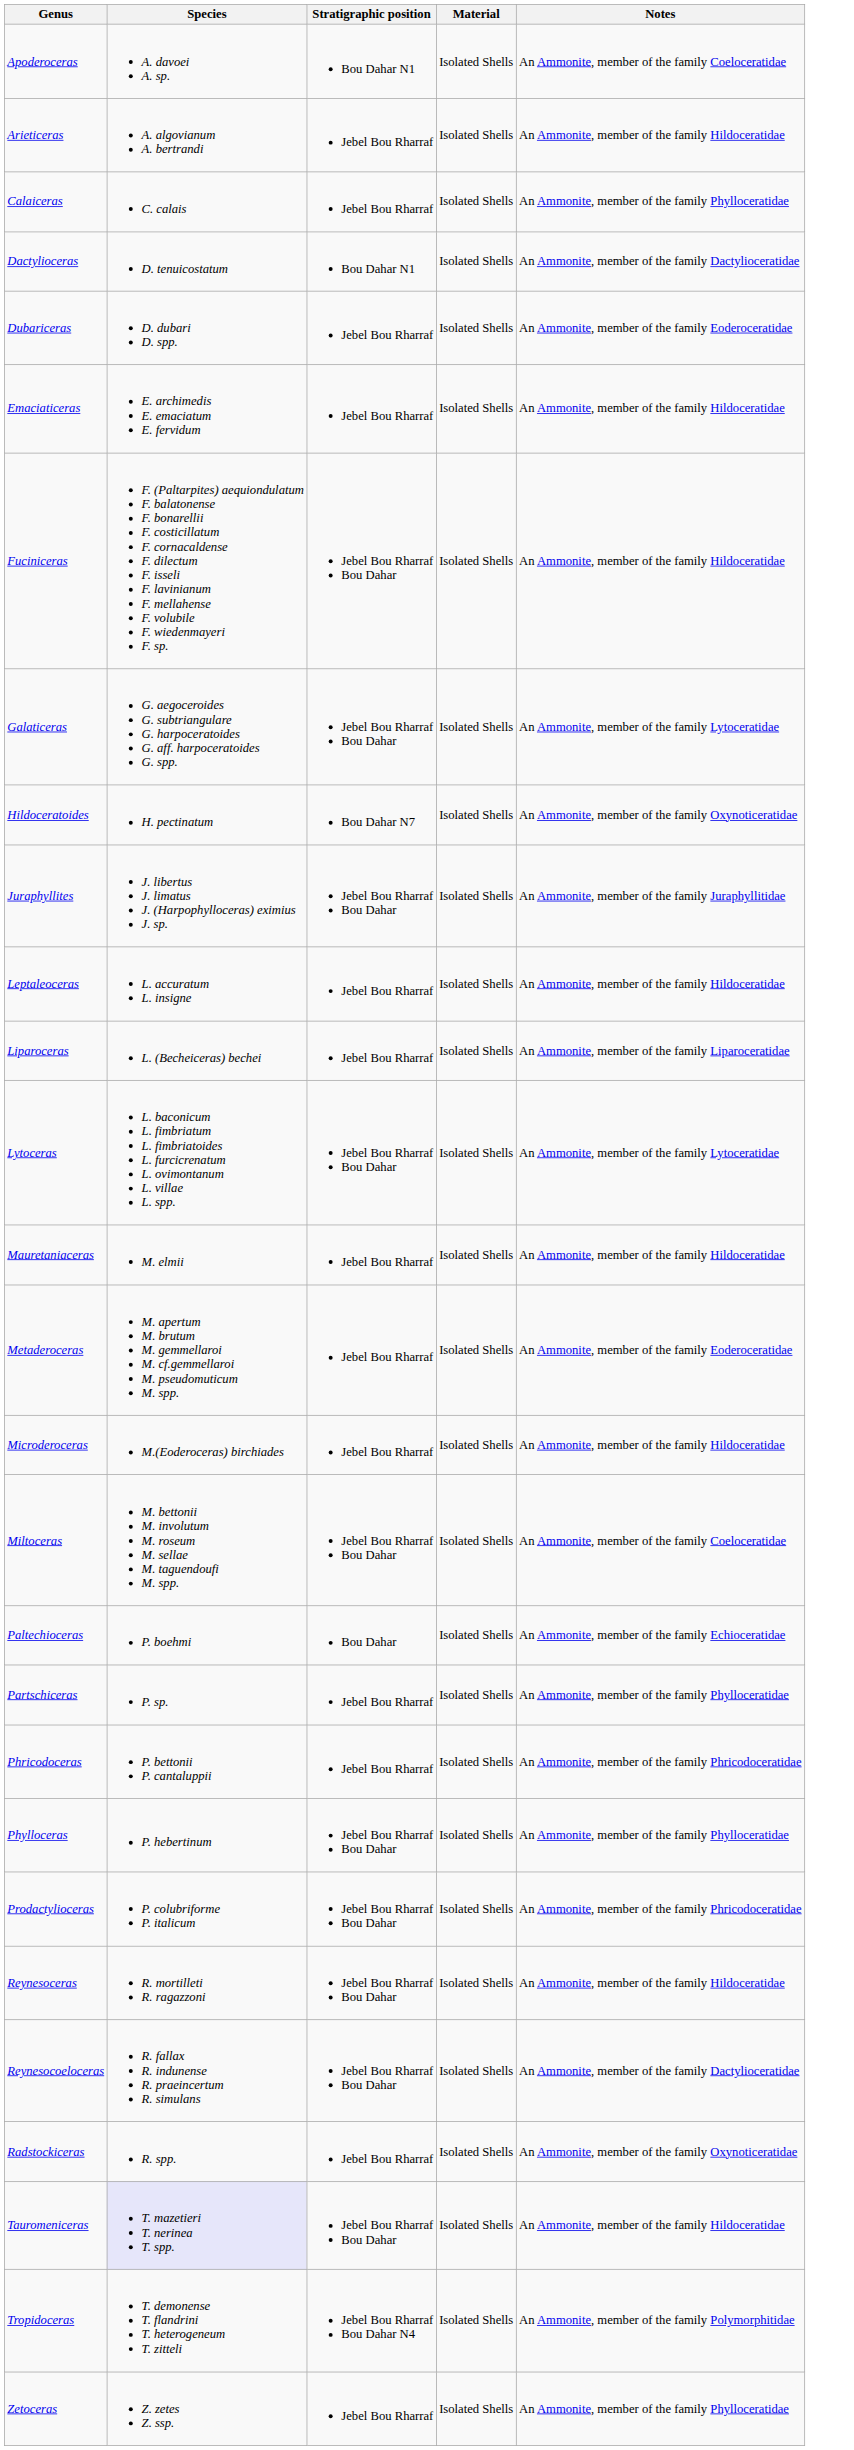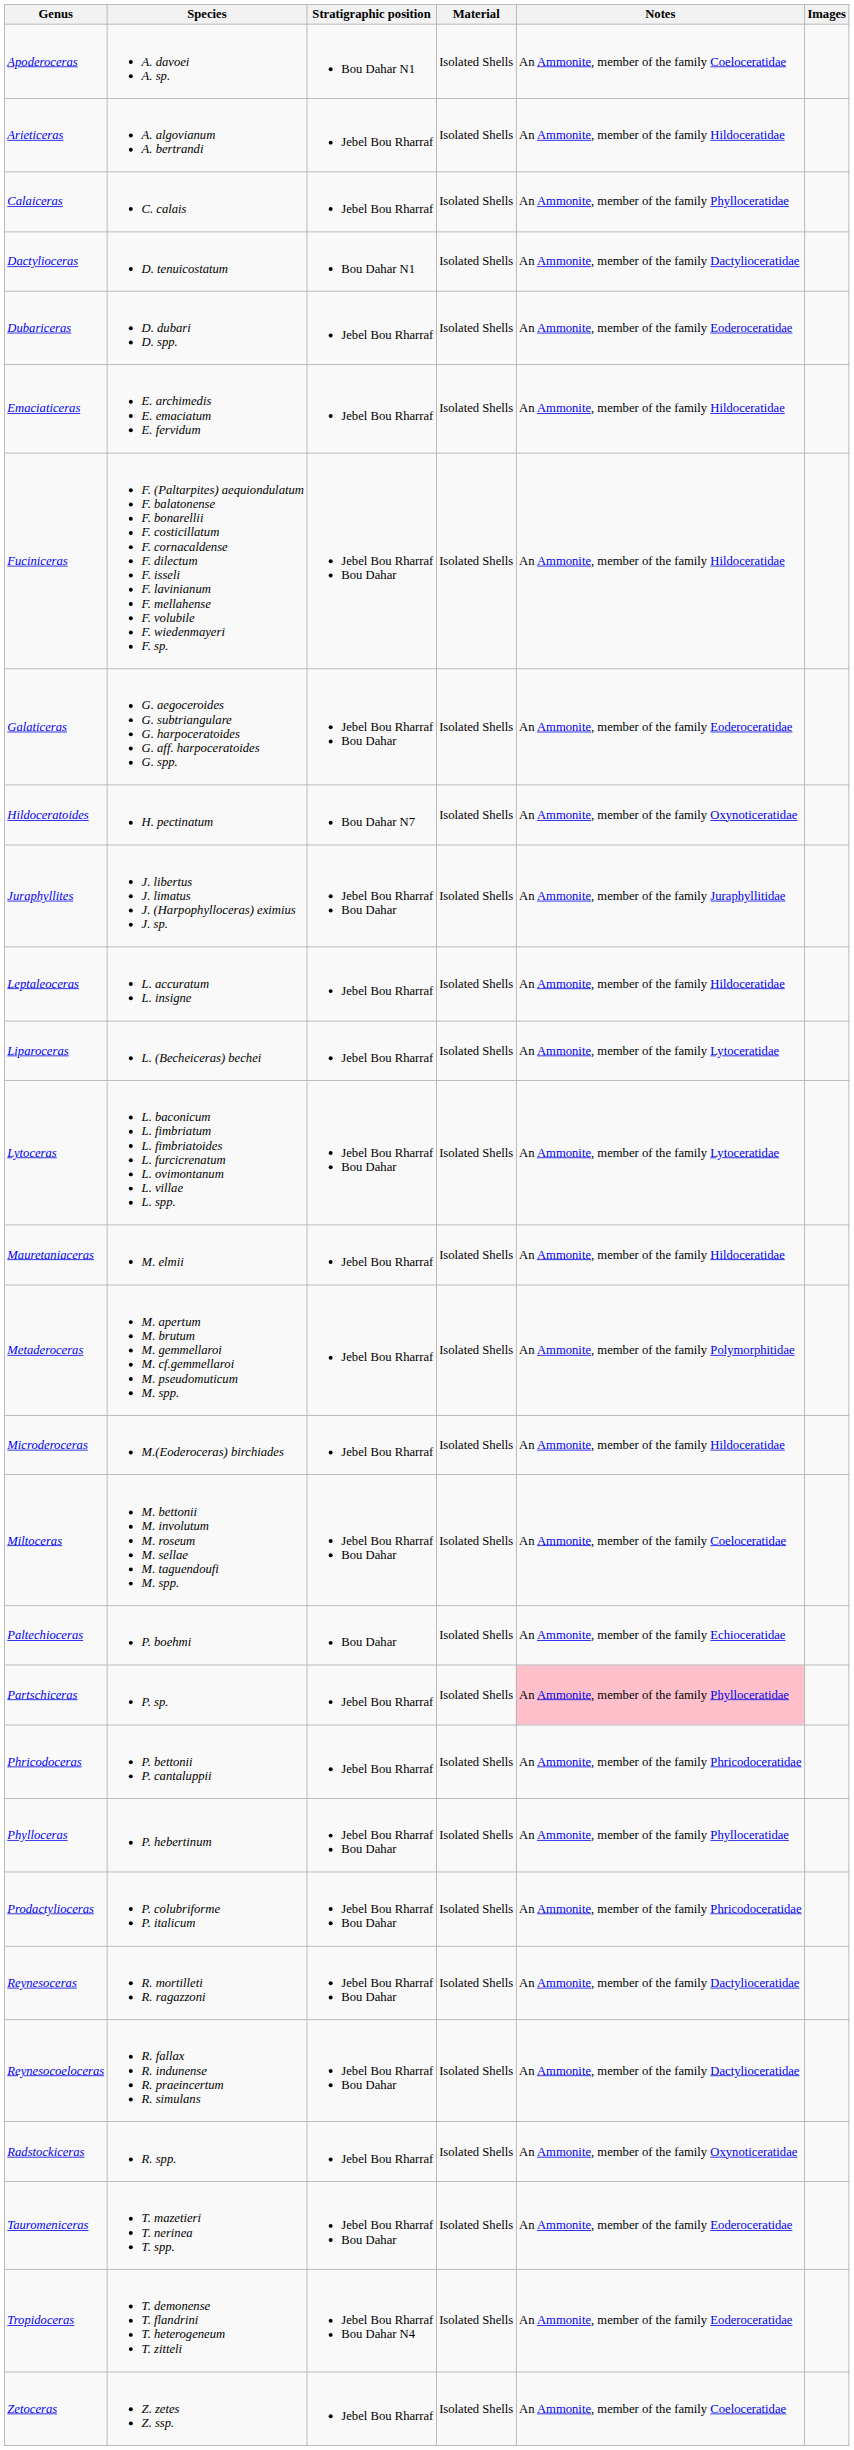+ column: (827, 14)
(649, 727) An Ammonite, member of the family Lytoceratidae -> (656, 727) An Ammonite, member of the family Eoderoceratidae
(654, 1050) An Ammonite, member of the family Liparoceratidae -> (649, 1050) An Ammonite, member of the family Lytoceratidae
(656, 1350) An Ammonite, member of the family Eoderoceratidae -> (657, 1350) An Ammonite, member of the family Polymorphitidae
(654, 1694) no background -> (654, 1694) pink background
(652, 1982) An Ammonite, member of the family Hildoceratidae -> (659, 1982) An Ammonite, member of the family Dactylioceratidae
(207, 2233) lavender background -> (207, 2233) no background
(652, 2225) An Ammonite, member of the family Hildoceratidae -> (656, 2225) An Ammonite, member of the family Eoderoceratidae
(657, 2320) An Ammonite, member of the family Polymorphitidae -> (656, 2320) An Ammonite, member of the family Eoderoceratidae
(654, 2408) An Ammonite, member of the family Phylloceratidae -> (653, 2408) An Ammonite, member of the family Coeloceratidae
